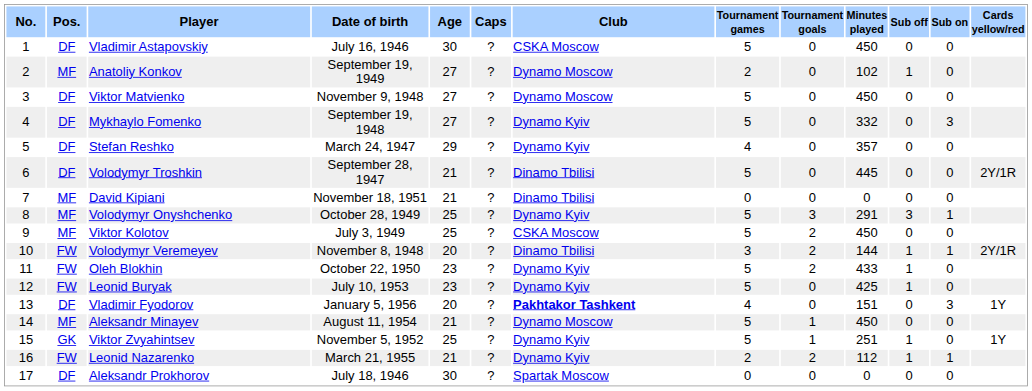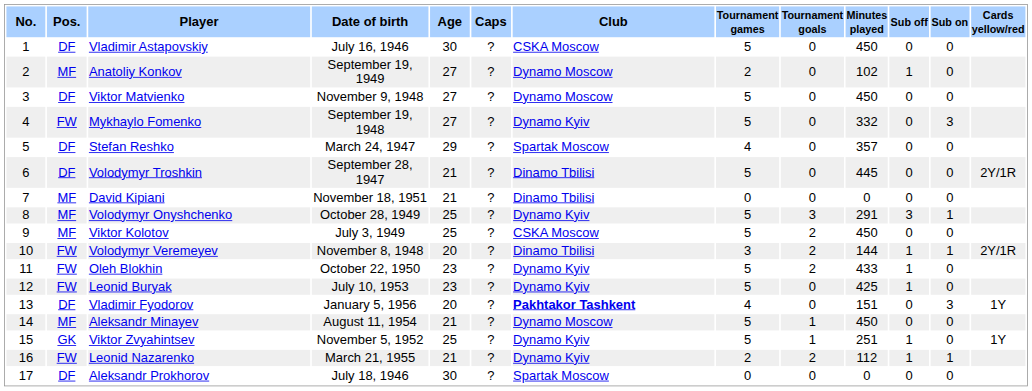(67, 122) DF -> (67, 122) FW
(551, 147) Dynamo Kyiv -> (561, 147) Spartak Moscow
